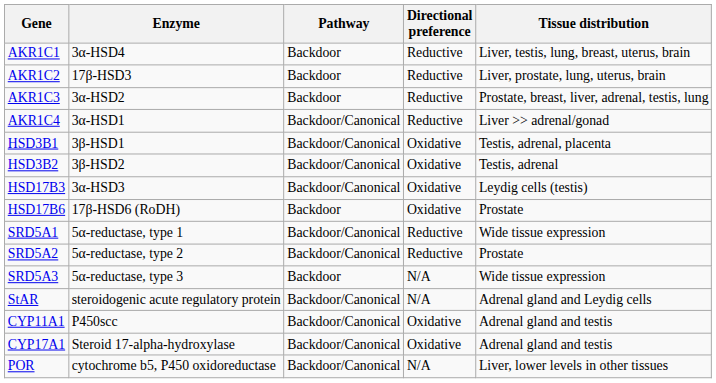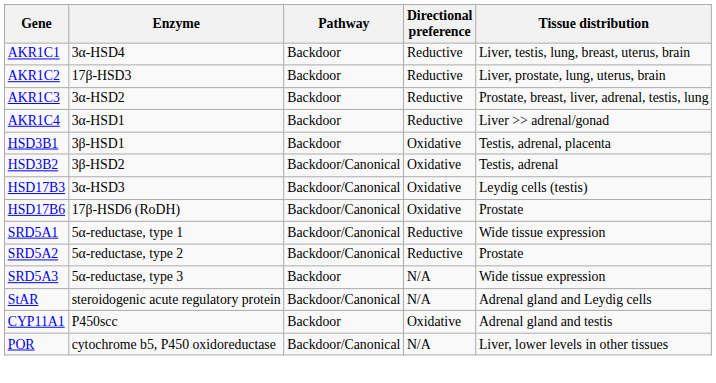(344, 120) Backdoor/Canonical -> (314, 120) Backdoor
(344, 143) Backdoor/Canonical -> (314, 143) Backdoor
(314, 210) Backdoor -> (344, 210) Backdoor/Canonical
(344, 321) Backdoor/Canonical -> (314, 321) Backdoor
- row: (36, 344)
